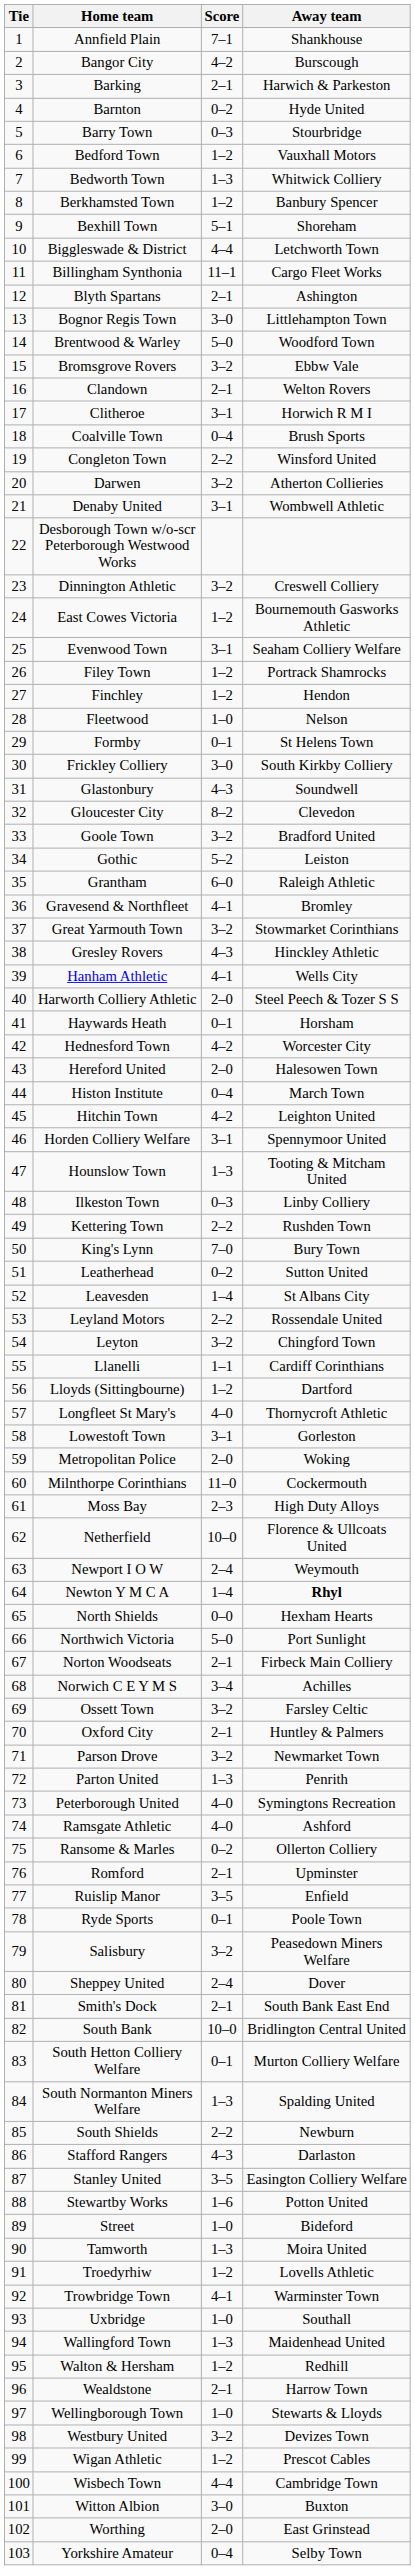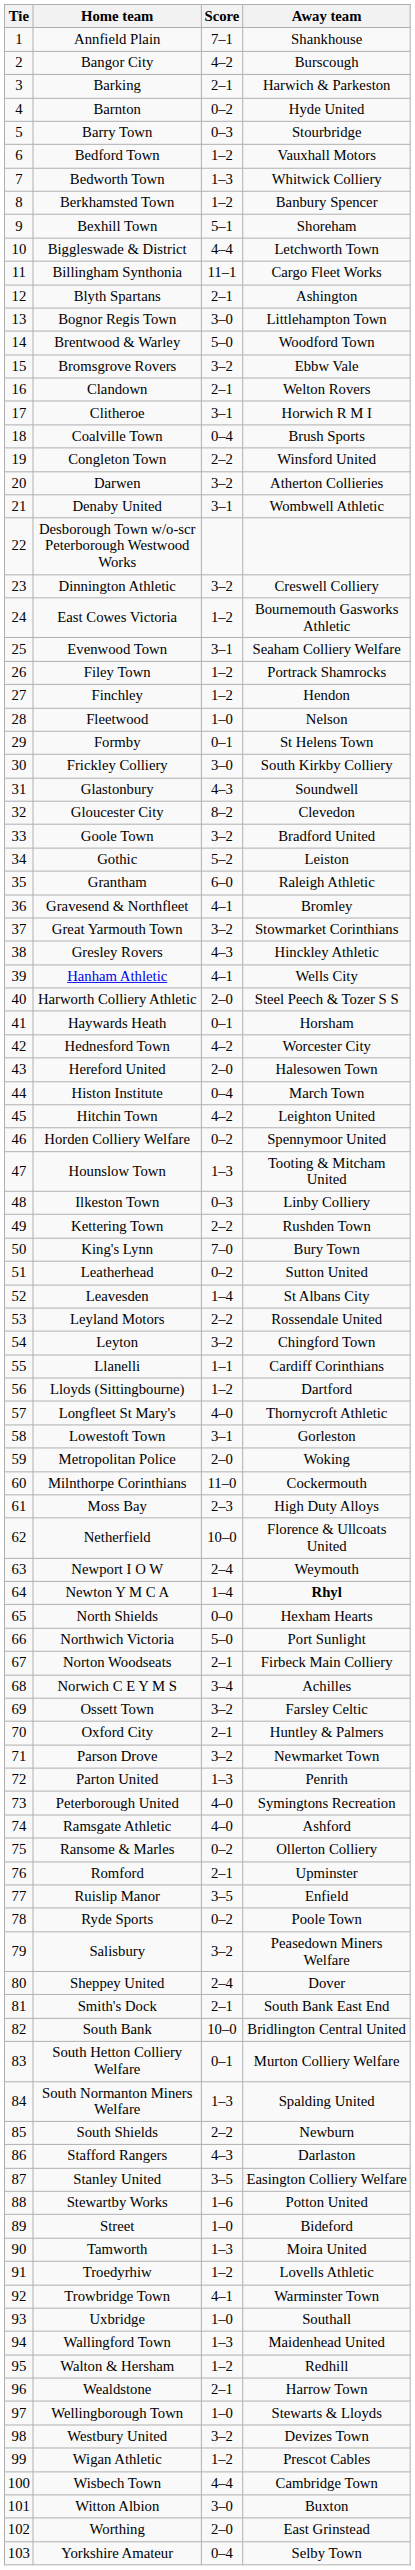(222, 1139) 3–1 -> (222, 1139) 0–2
(222, 1919) 0–1 -> (222, 1919) 0–2
